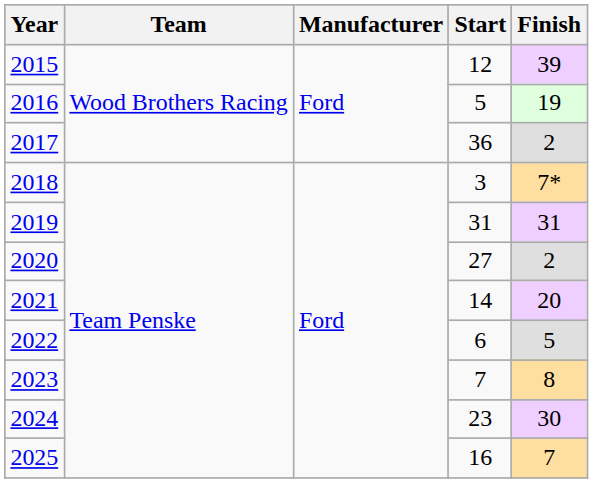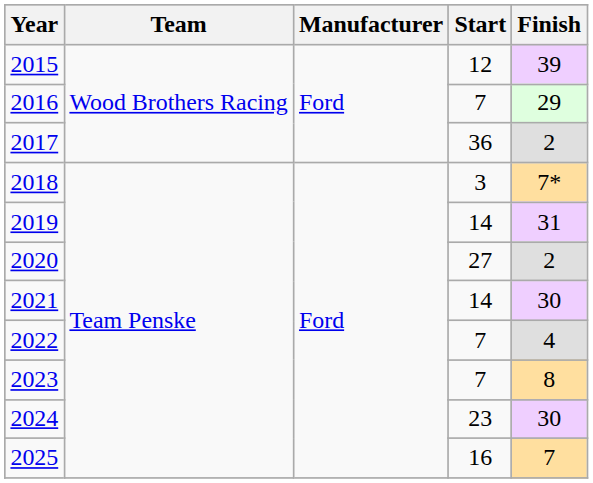(480, 103) 5 -> (480, 103) 7
(549, 103) 19 -> (549, 103) 29
(480, 221) 31 -> (480, 221) 14
(549, 300) 20 -> (549, 300) 30
(480, 340) 6 -> (480, 340) 7
(549, 340) 5 -> (549, 340) 4
